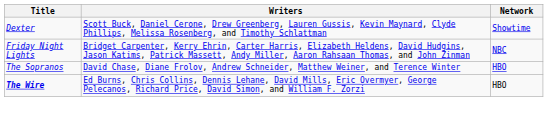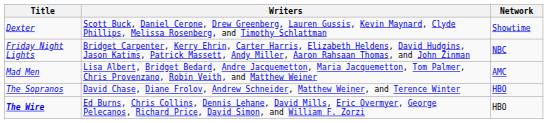+ row: (23, 72)
